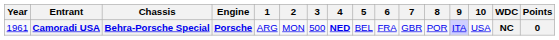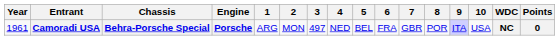(317, 28) 500 -> (317, 28) 497
(340, 28) bold -> (340, 28) normal
